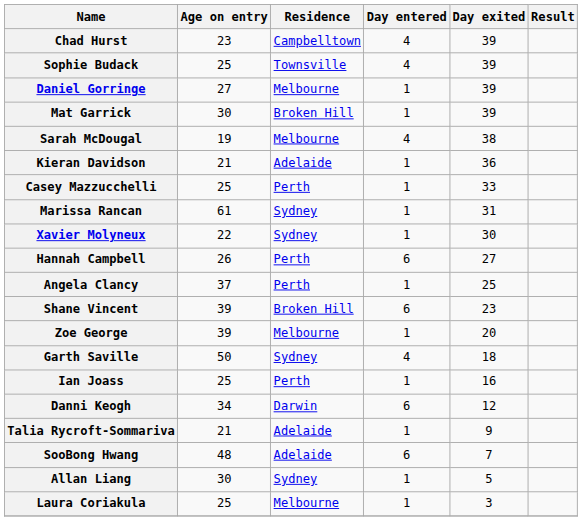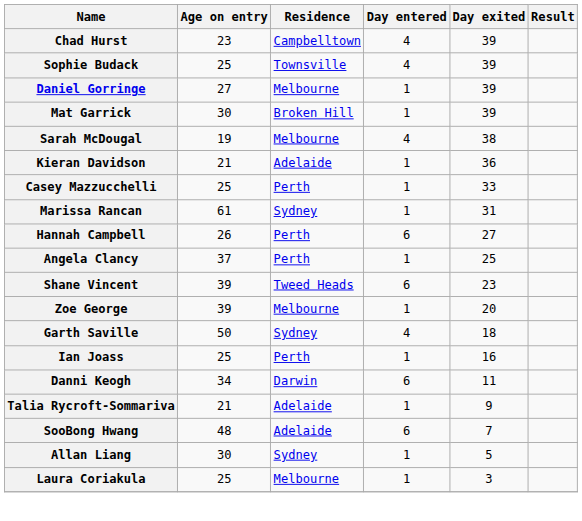- row: (91, 235)
(314, 308) Broken Hill -> (314, 284) Tweed Heads
(489, 406) 12 -> (489, 381) 11
